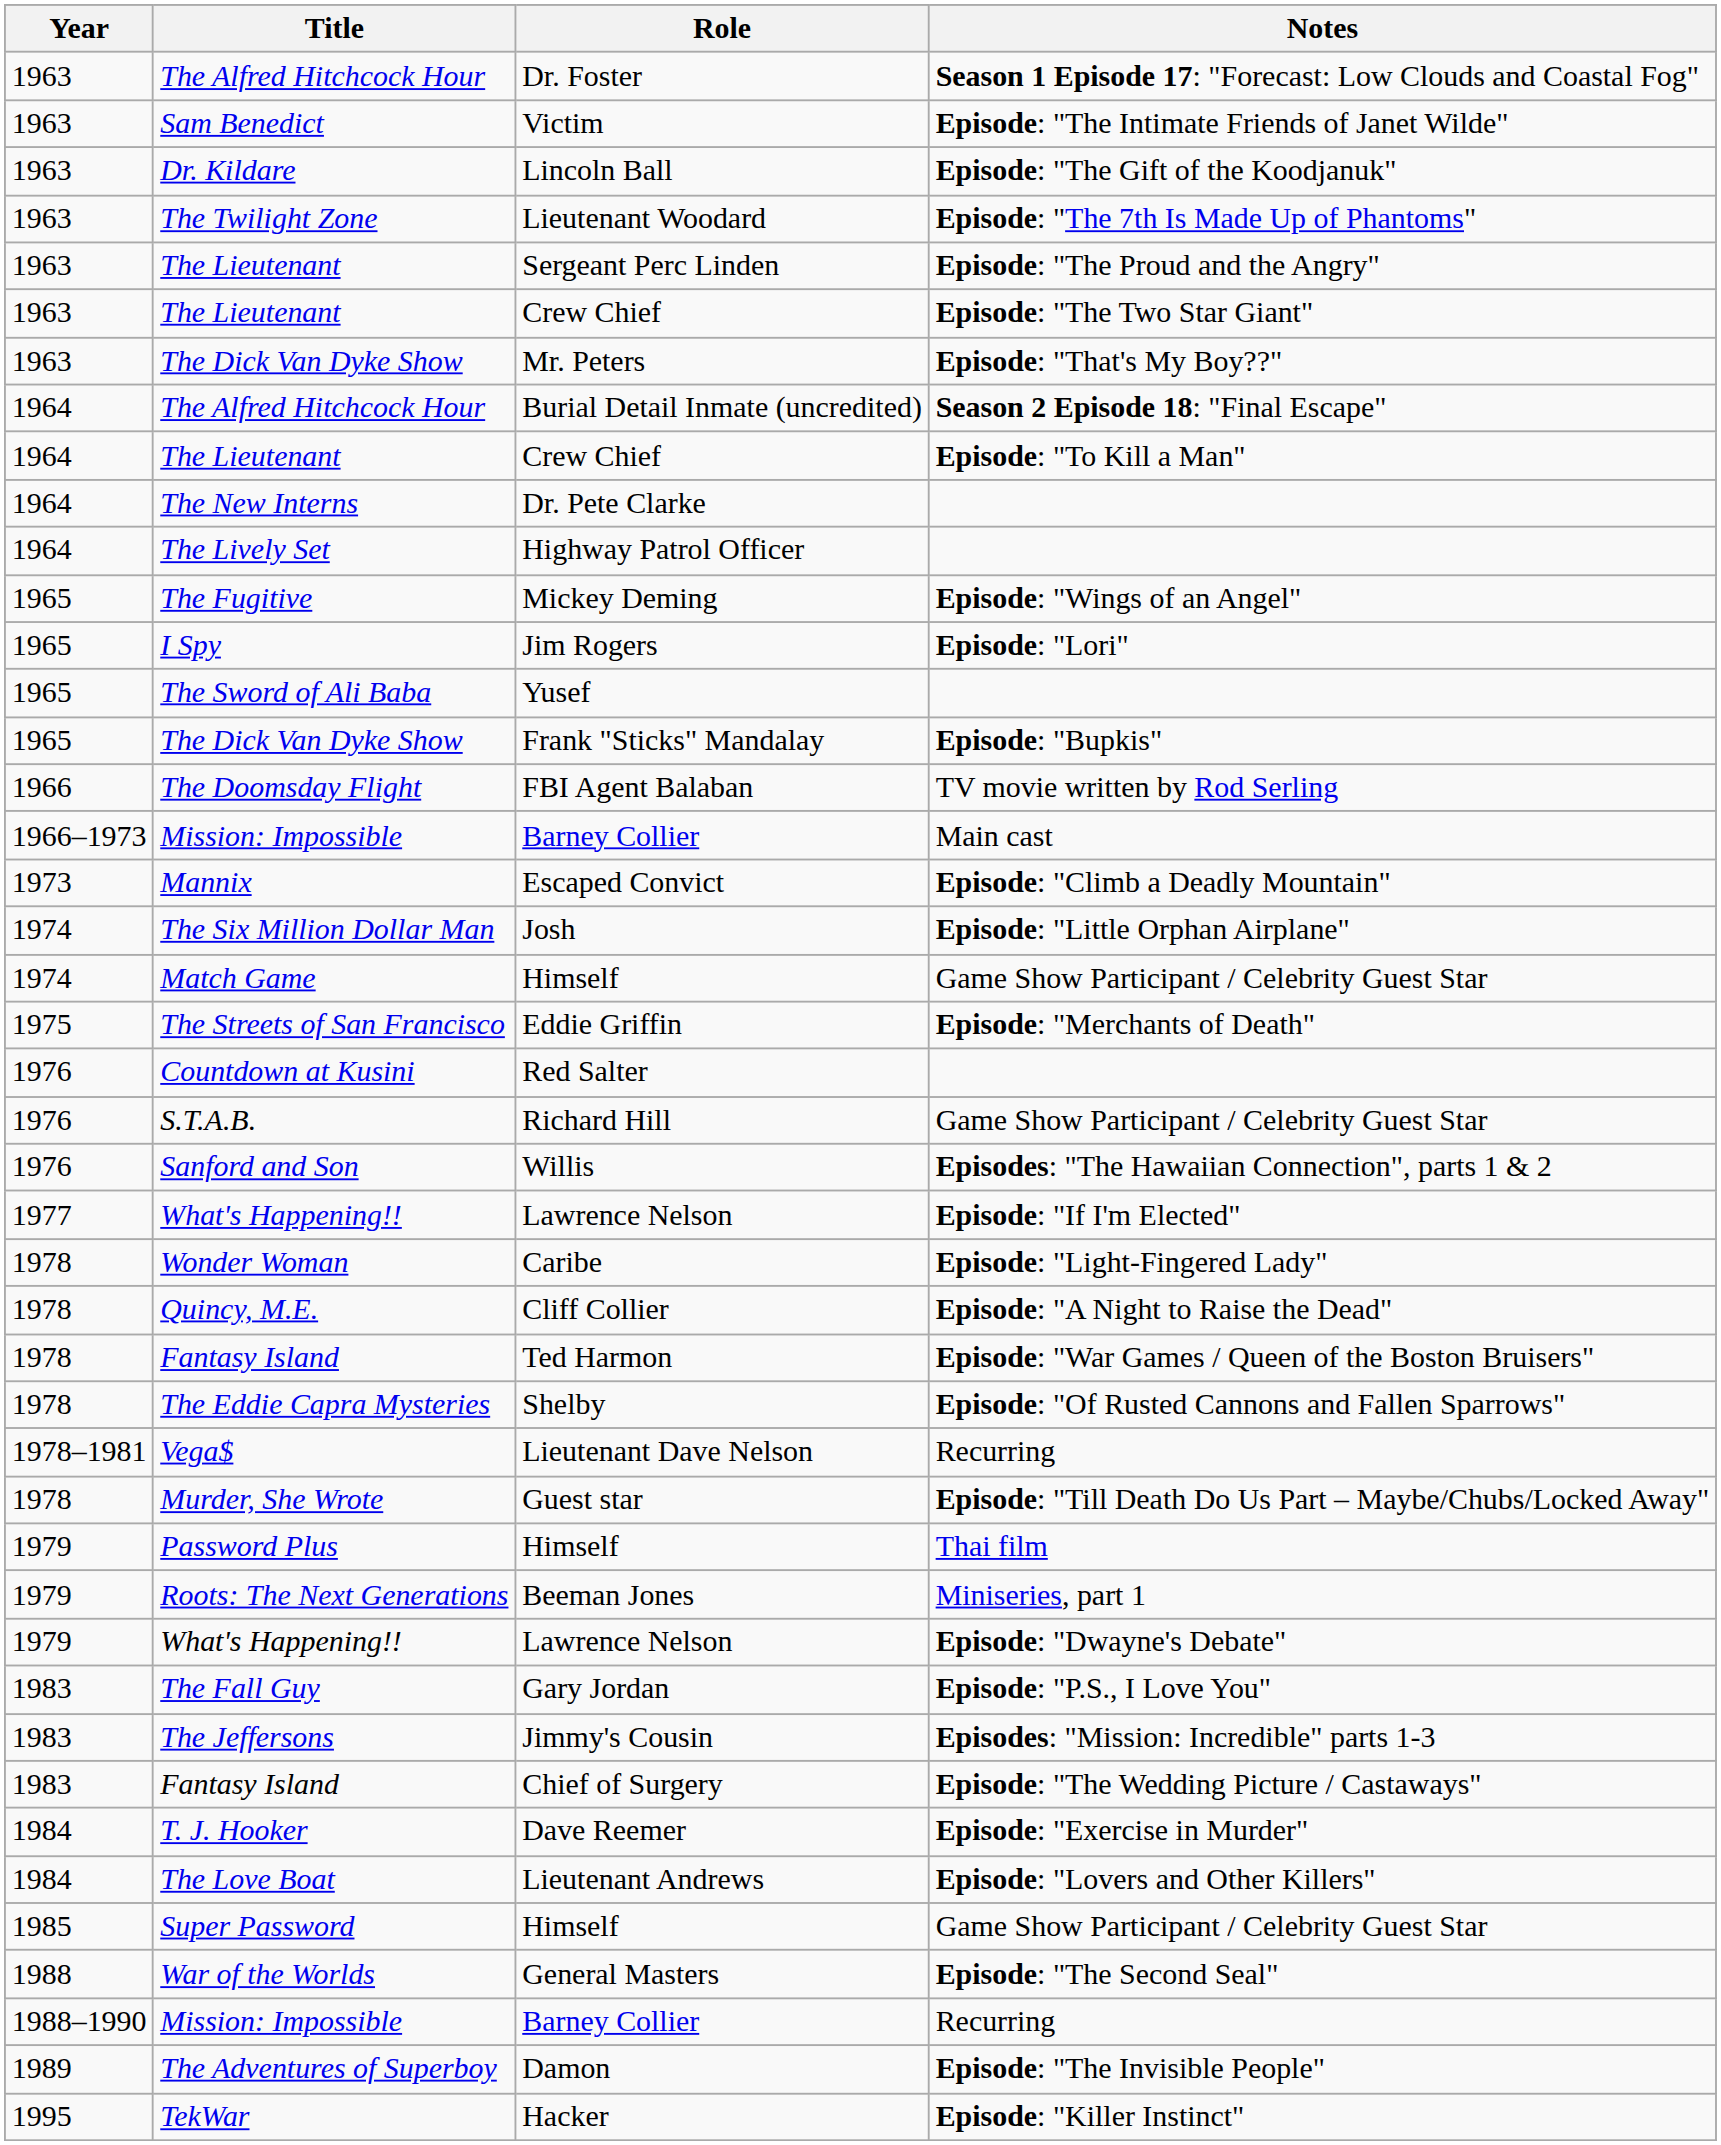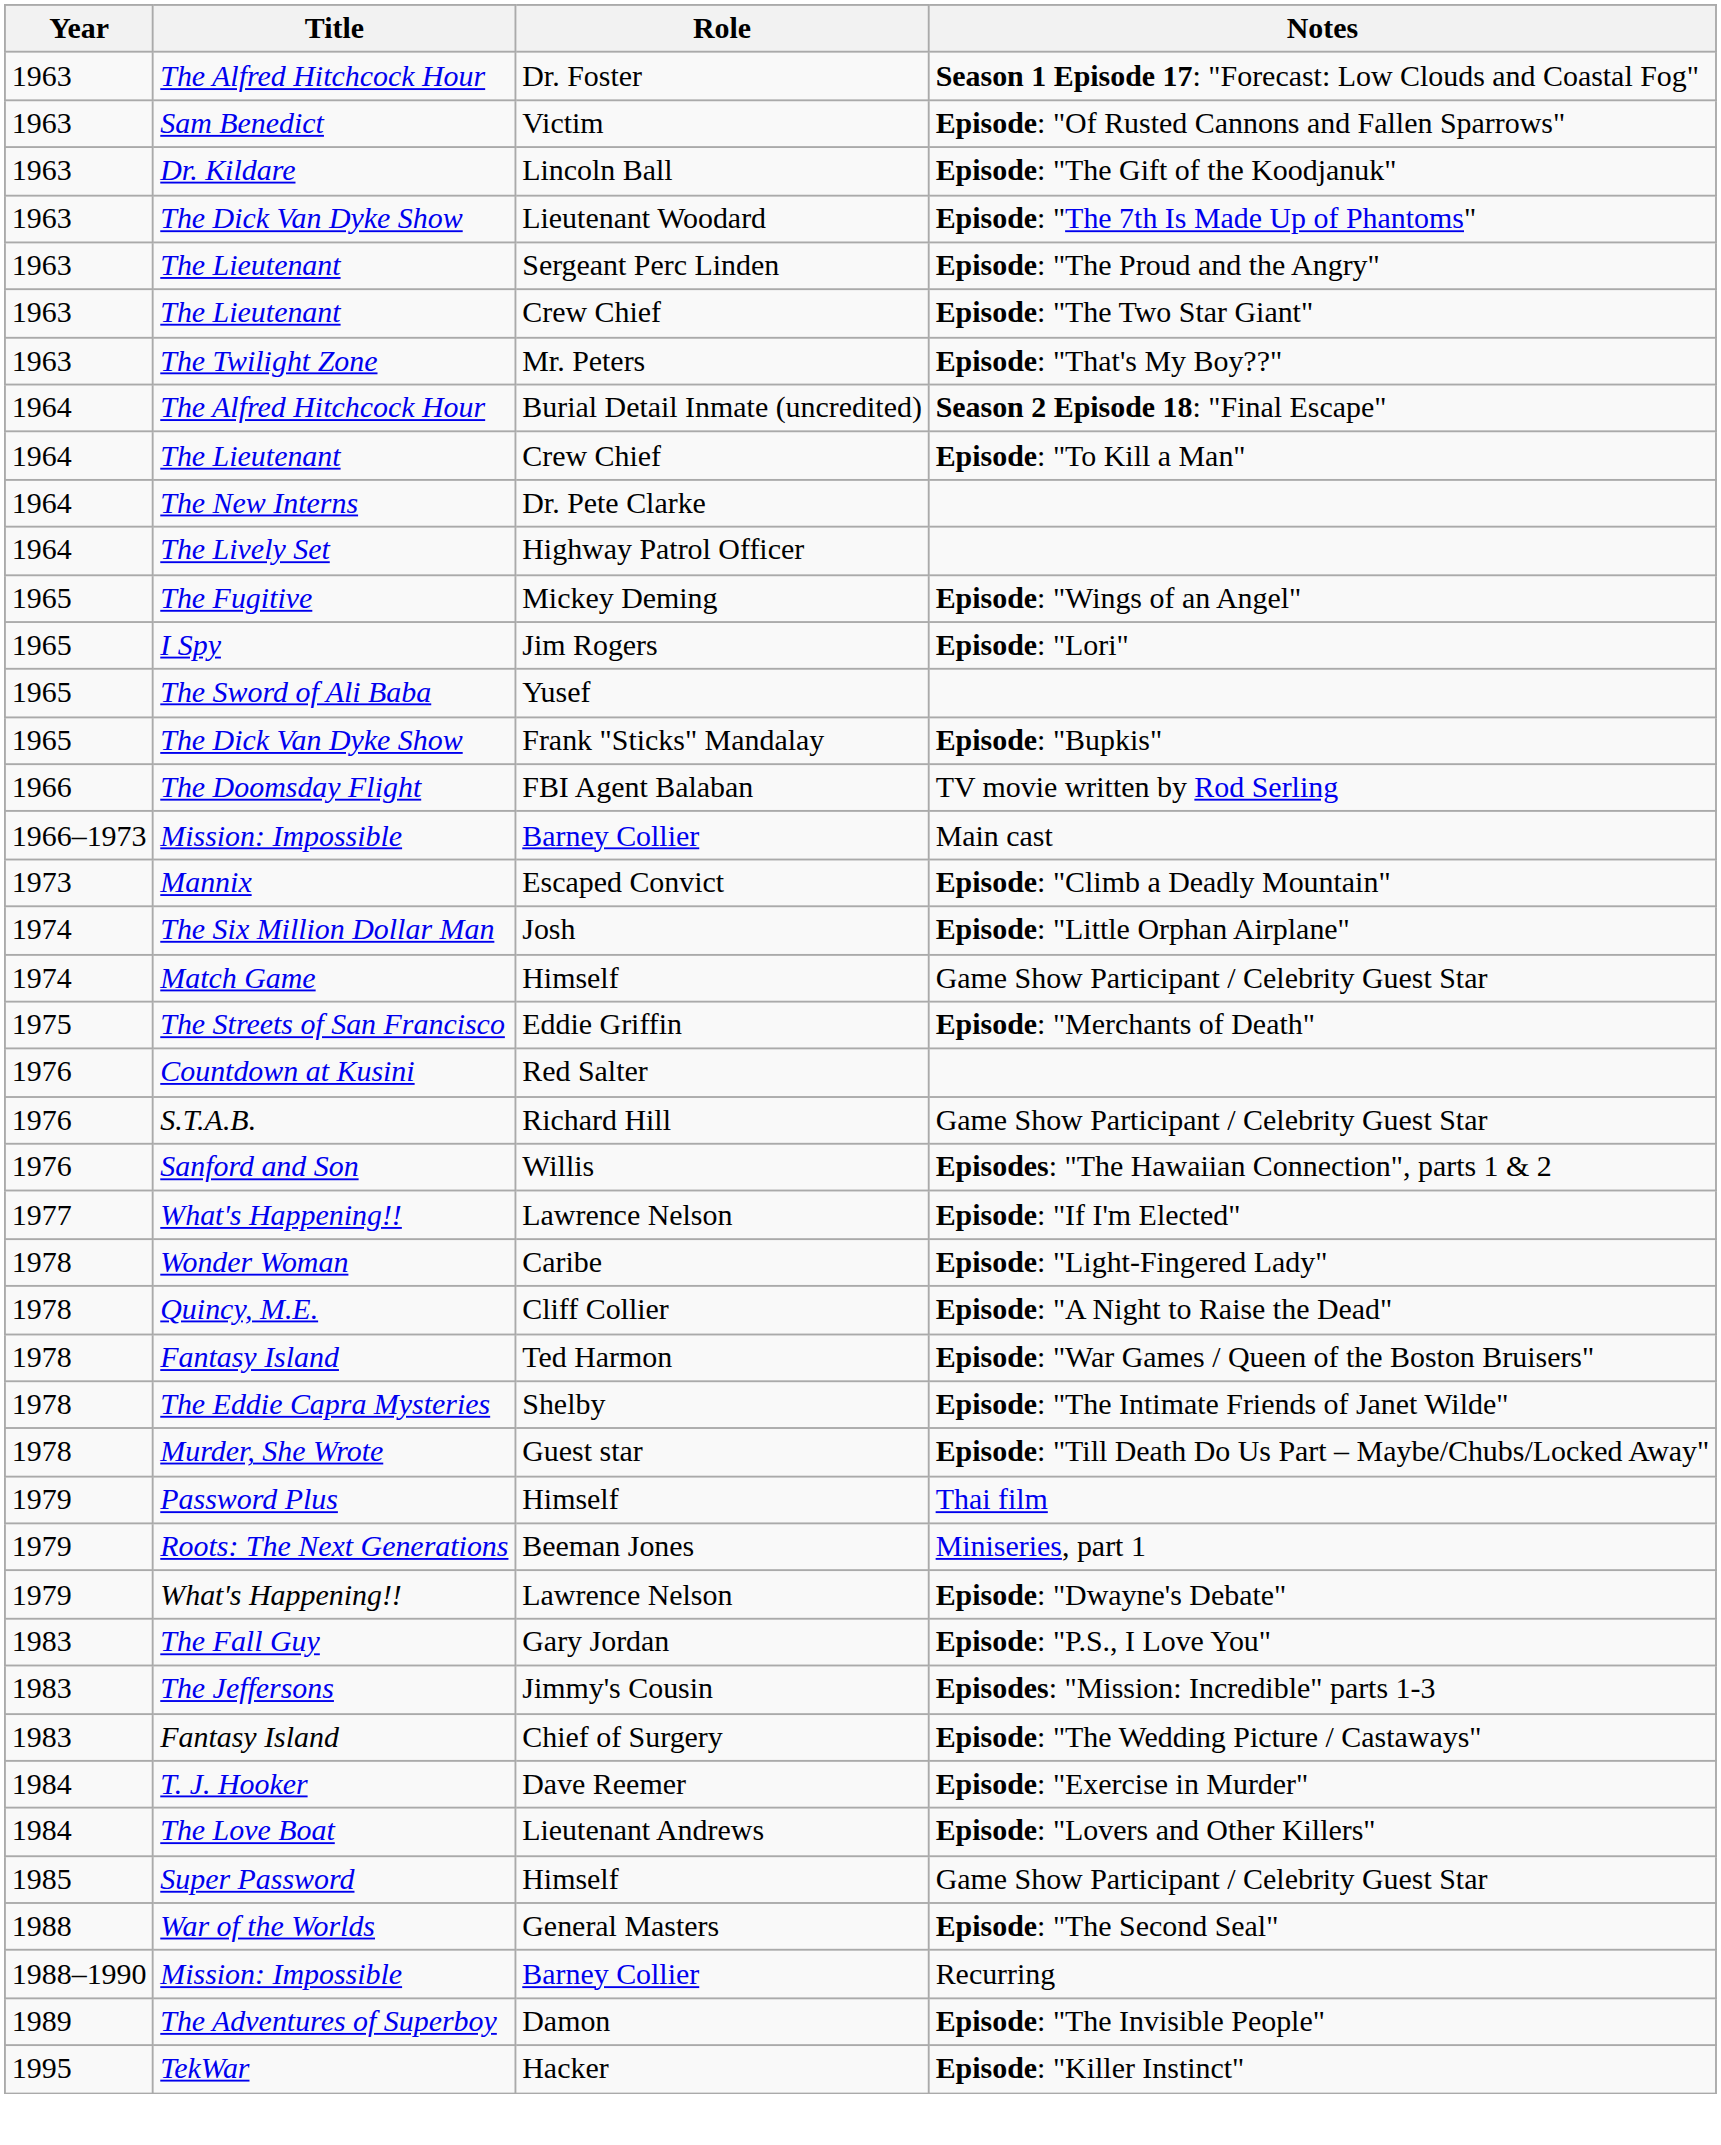(1222, 123) Episode: "The Intimate Friends of Janet Wilde" -> (1250, 123) Episode: "Of Rusted Cannons and Fallen Sparrows"
(269, 218) The Twilight Zone -> (311, 218) The Dick Van Dyke Show
(311, 360) The Dick Van Dyke Show -> (269, 360) The Twilight Zone
(1250, 1404) Episode: "Of Rusted Cannons and Fallen Sparrows" -> (1222, 1404) Episode: "The Intimate Friends of Janet Wilde"
- row: (79, 1451)
